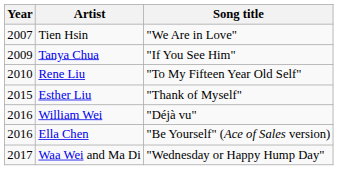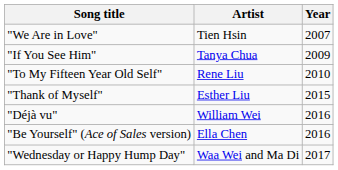columns swapped: (20, 14) <-> (238, 14)
